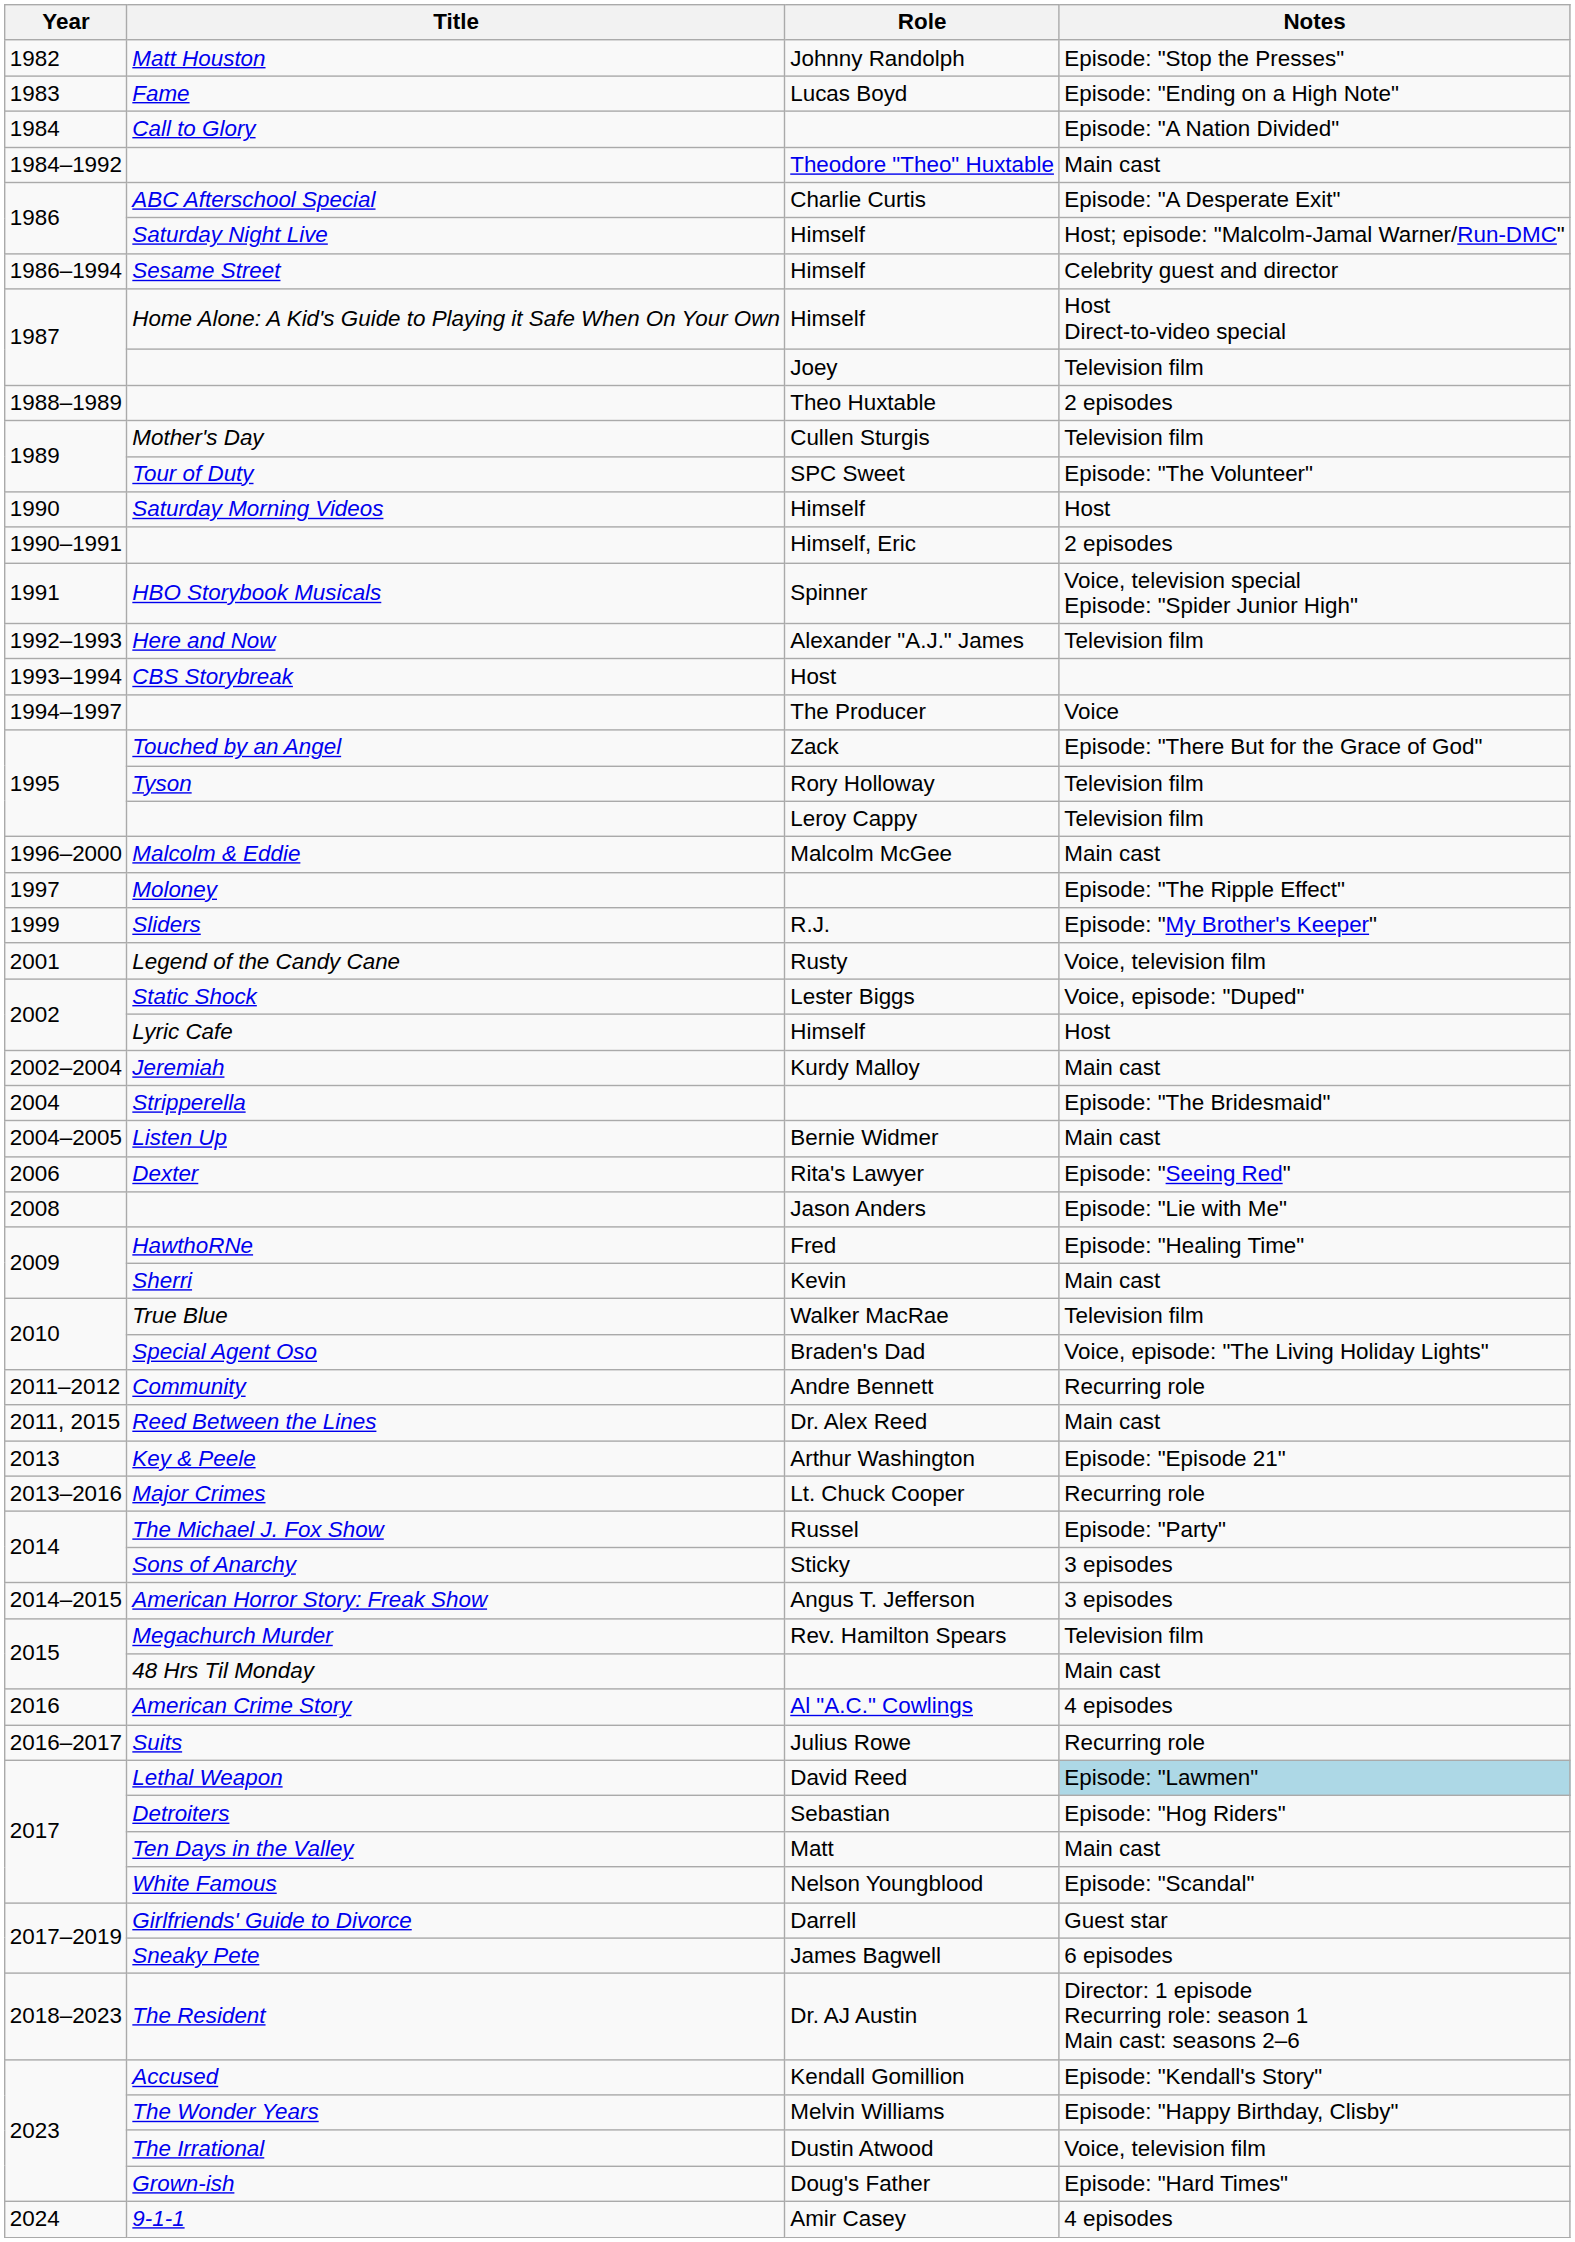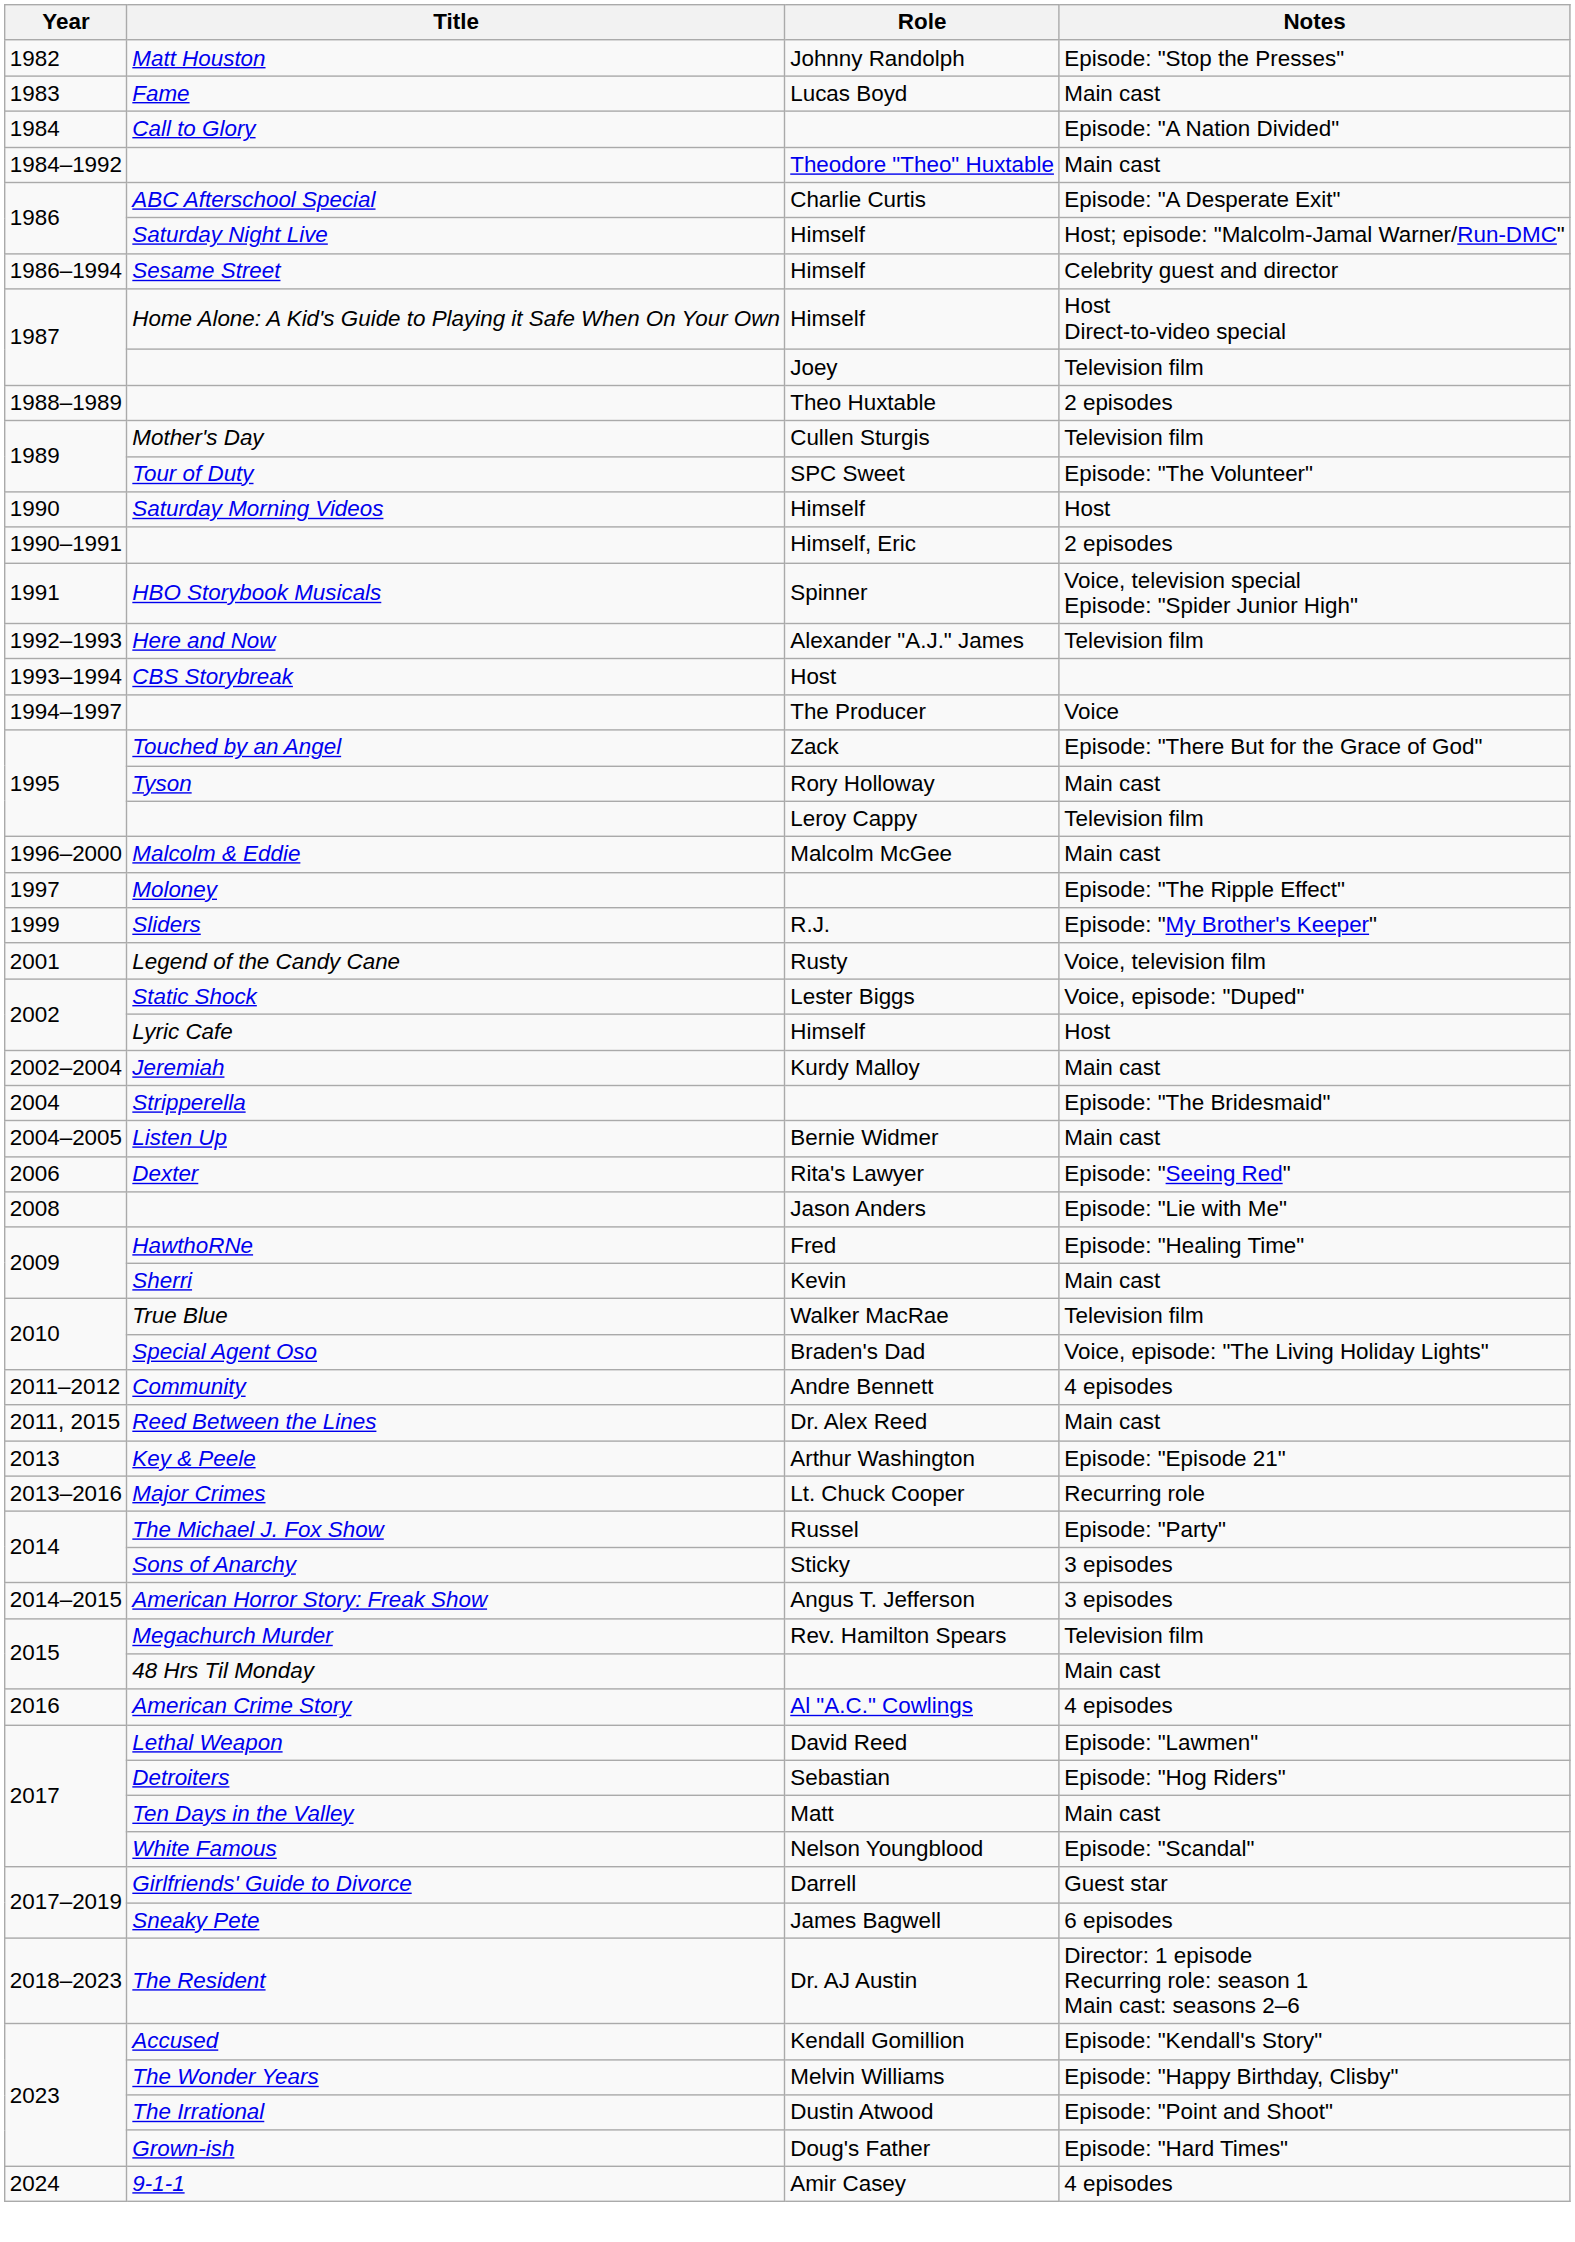(1232, 93) Episode: "Ending on a High Note" -> (1112, 93) Main cast
(1134, 783) Television film -> (1112, 783) Main cast
(1135, 1387) Recurring role -> (1118, 1387) 4 episodes
- row: (157, 1742)
(1161, 1777) lightblue background -> (1161, 1742) no background
(1165, 2147) Voice, television film -> (1199, 2112) Episode: "Point and Shoot"
